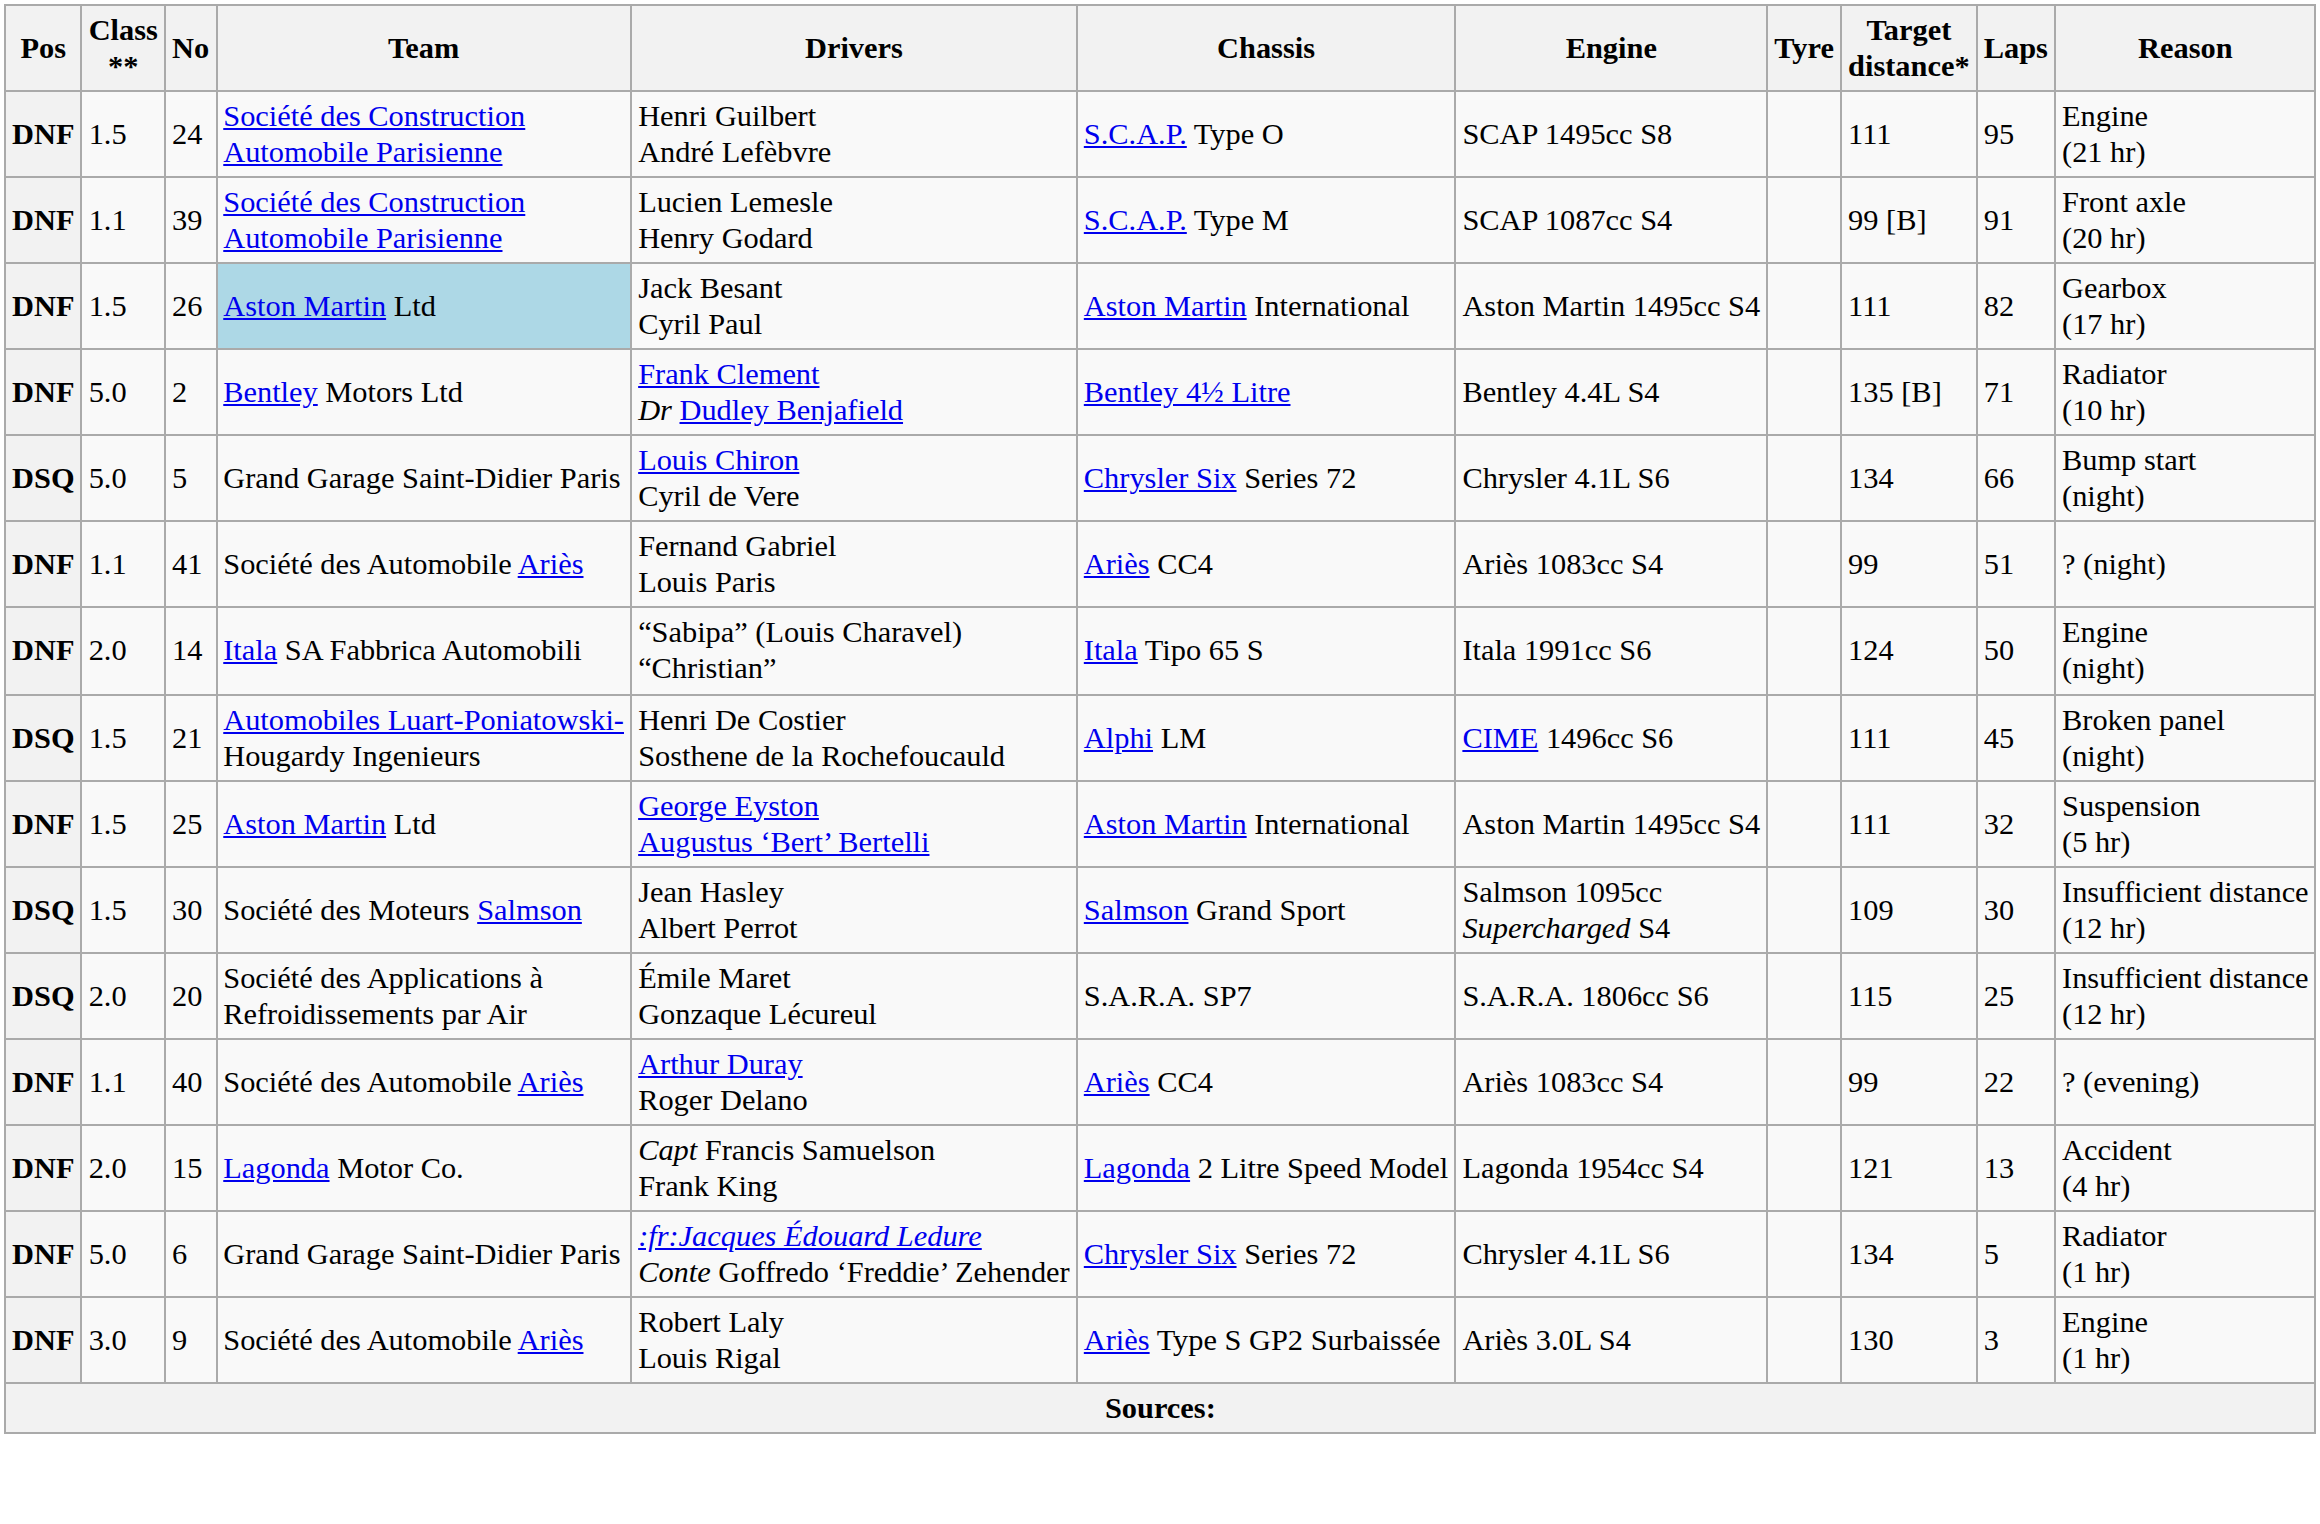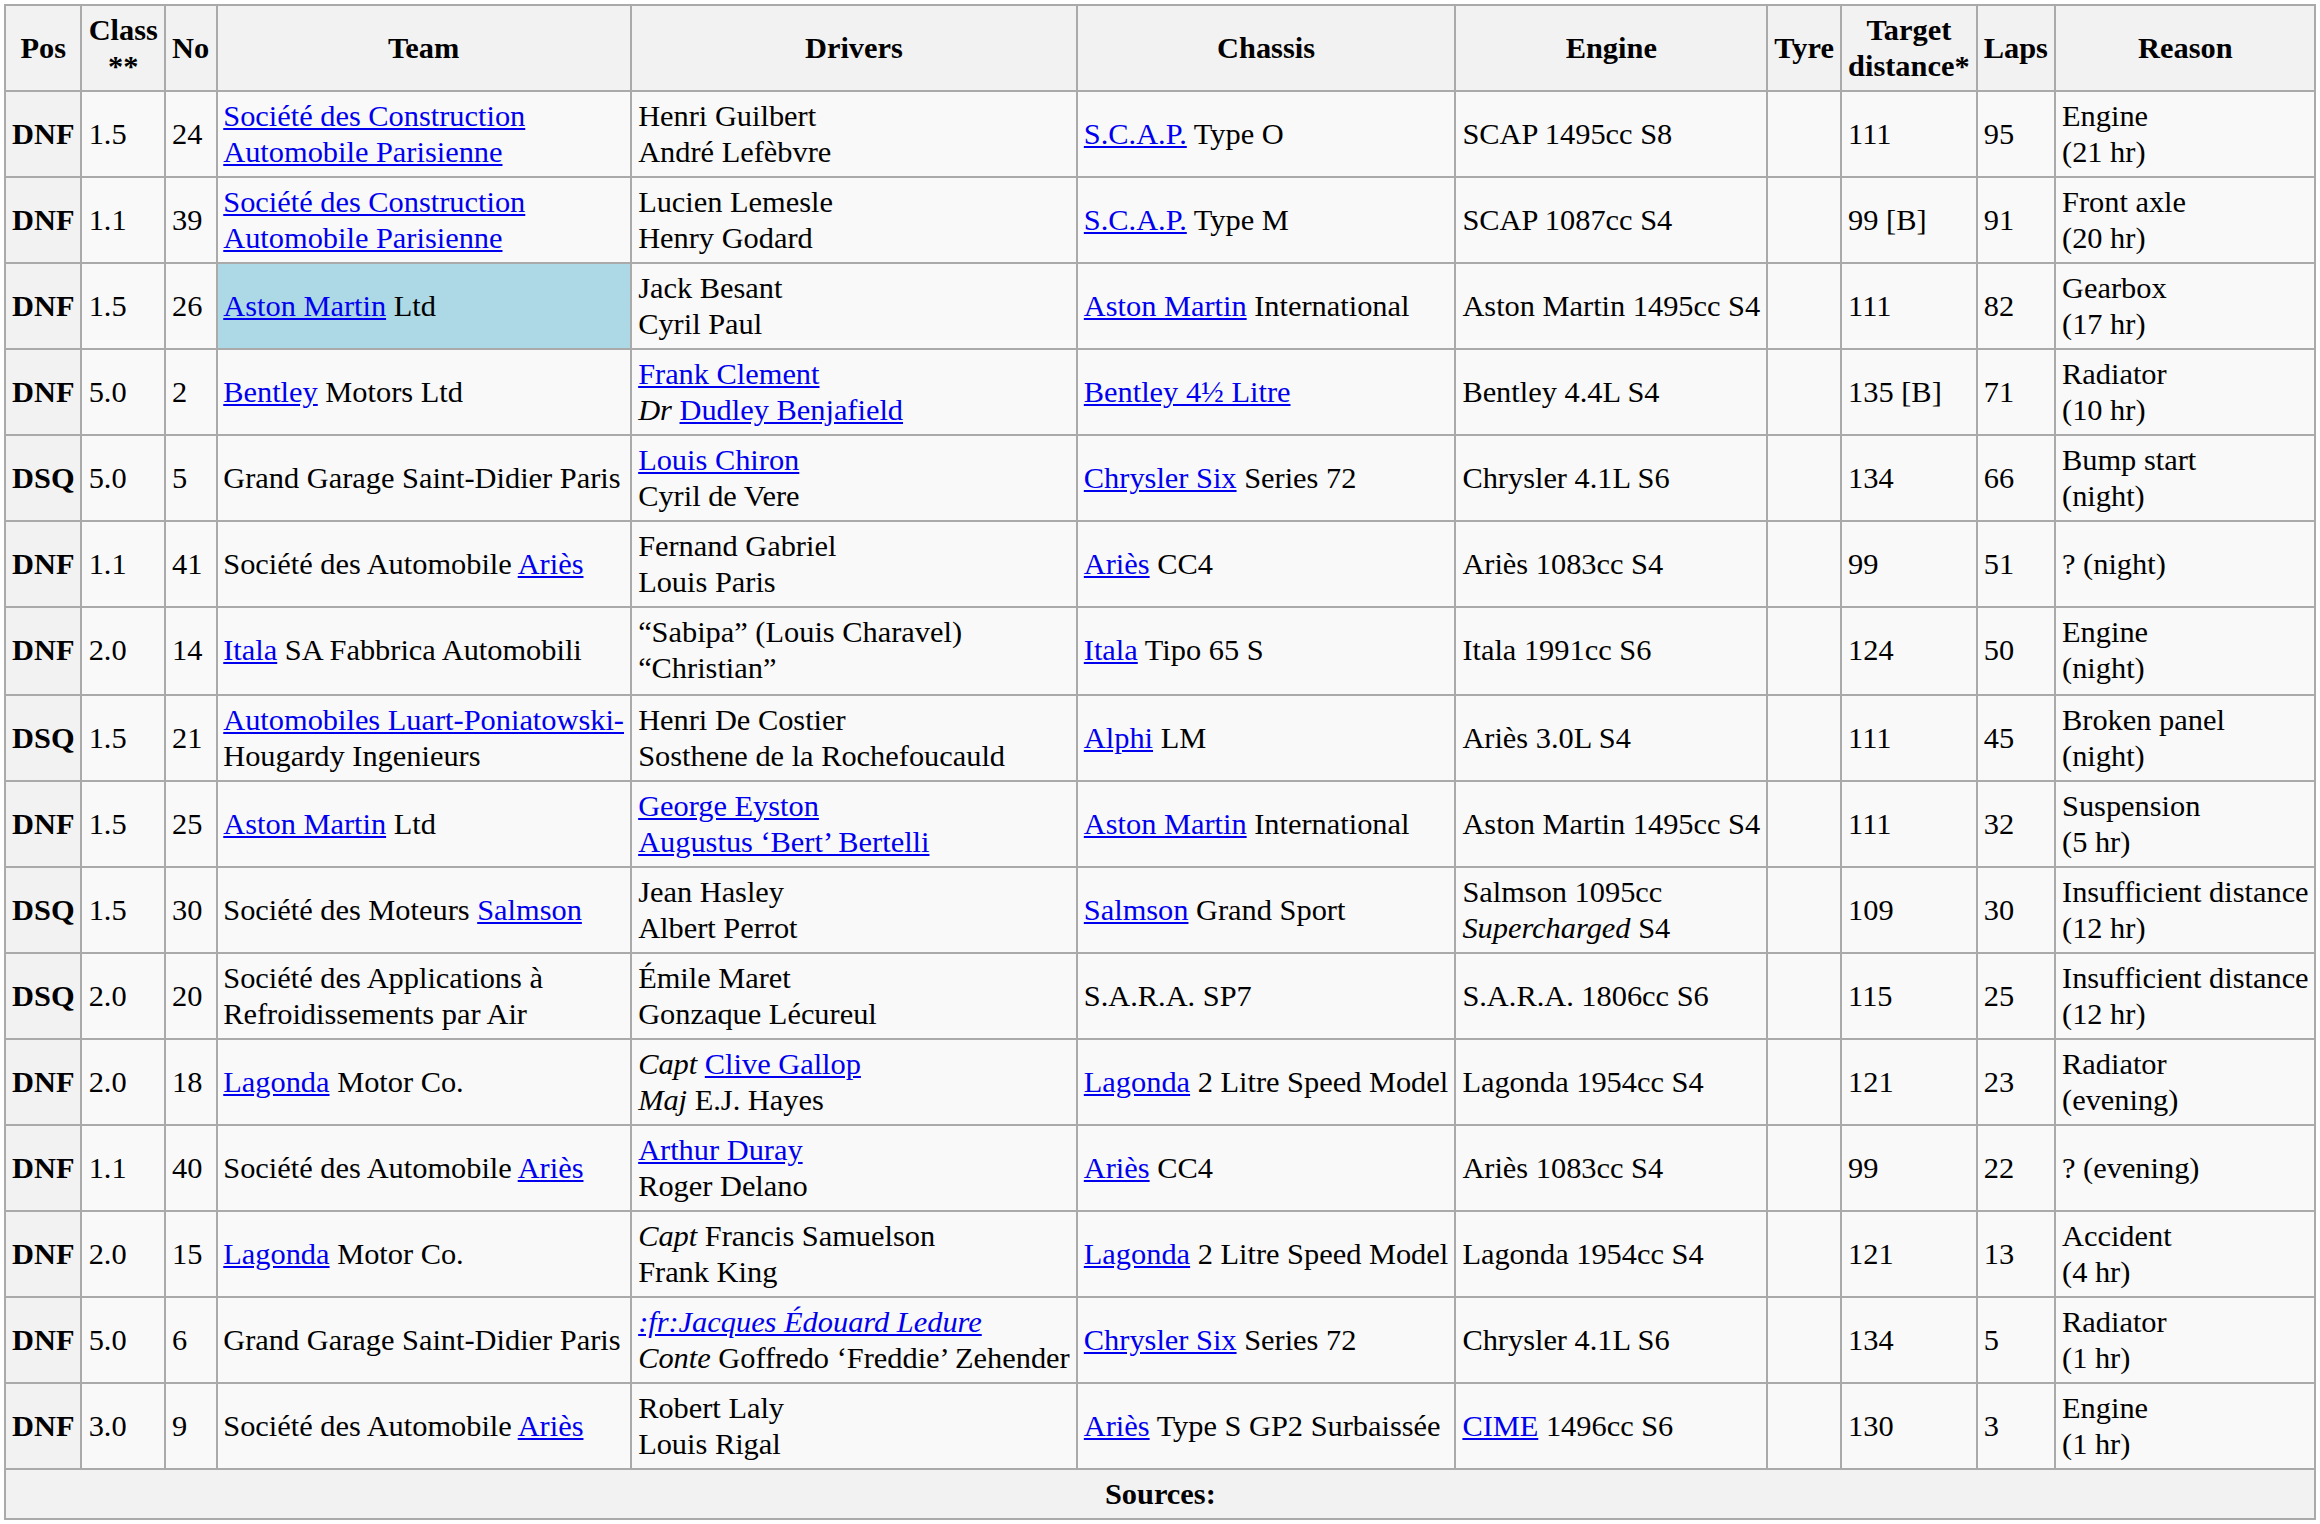(1568, 736) CIME 1496cc S6 -> (1547, 736) Ariès 3.0L S4
+ row: (187, 1081)
(1547, 1339) Ariès 3.0L S4 -> (1568, 1425) CIME 1496cc S6
